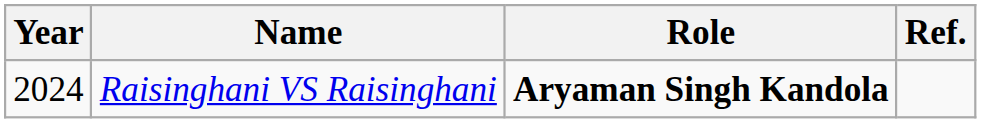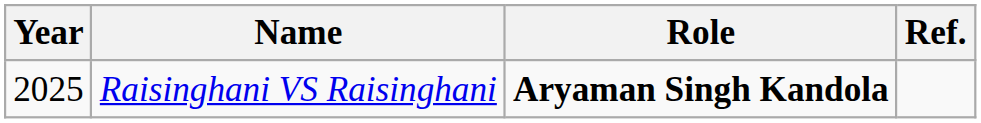(48, 88) 2024 -> (48, 88) 2025
